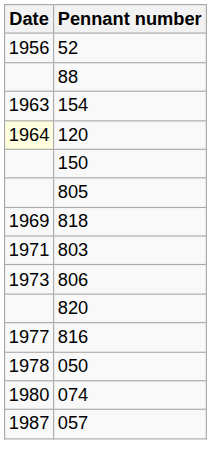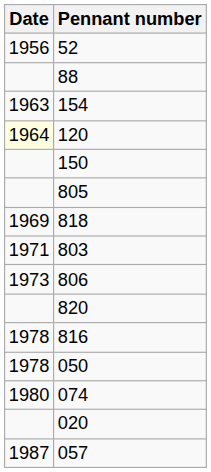(29, 337) 1977 -> (29, 337) 1978
+ row: (73, 423)
